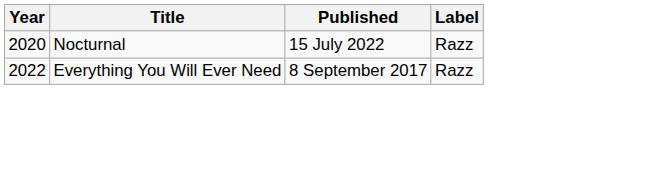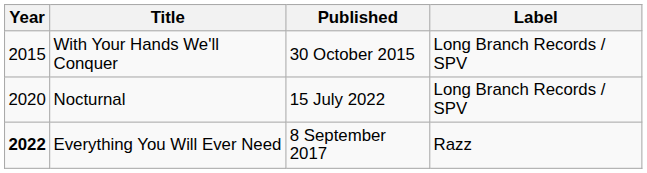+ row: (136, 53)
(454, 44) Razz -> (520, 99) Long Branch Records / SPV
(27, 71) normal -> (27, 145) bold
